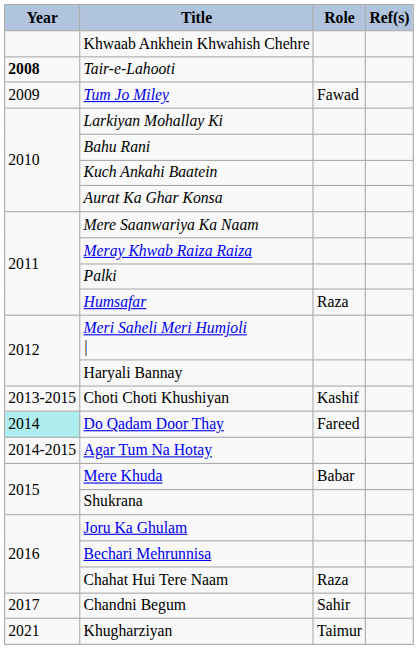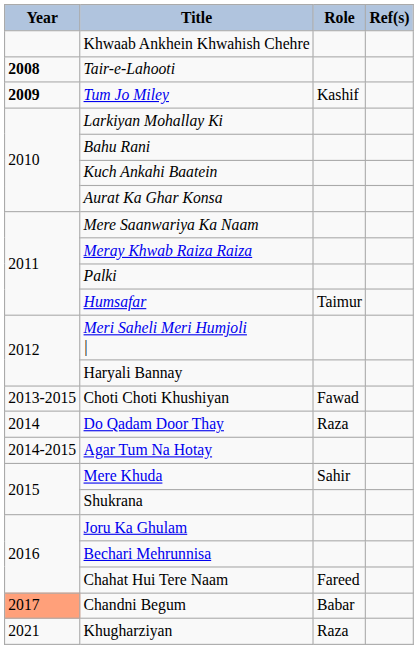(24, 95) normal -> (24, 95) bold
(338, 95) Fawad -> (338, 95) Kashif
(333, 302) Raza -> (340, 302) Taimur
(338, 398) Kashif -> (338, 398) Fawad
(24, 424) paleturquoise background -> (24, 424) no background
(338, 424) Fareed -> (333, 424) Raza
(336, 476) Babar -> (334, 476) Sahir
(333, 580) Raza -> (338, 580) Fareed
(24, 605) no background -> (24, 605) lightsalmon background
(334, 605) Sahir -> (336, 605) Babar
(340, 631) Taimur -> (333, 631) Raza
